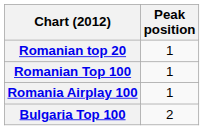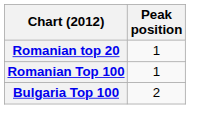- row: (73, 93)
